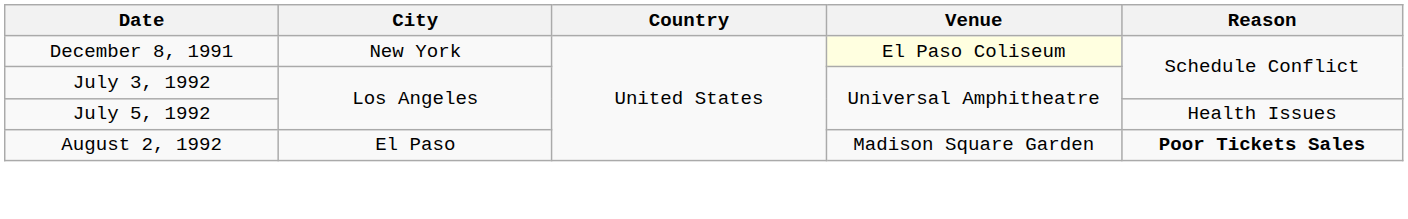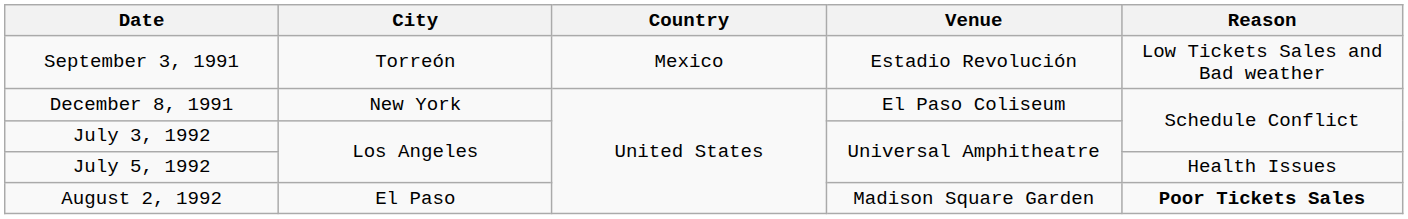+ row: (142, 62)
(974, 51) lightyellow background -> (974, 105) no background
